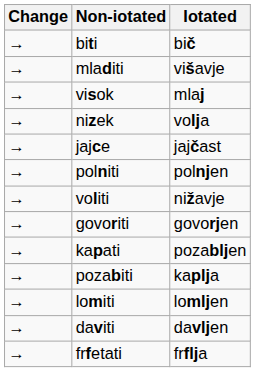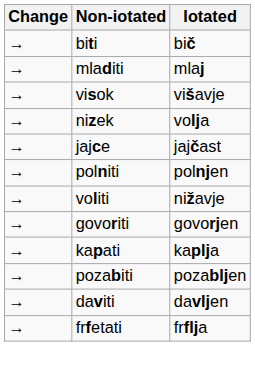(199, 69) višavje -> (189, 69) mlaj
(189, 95) mlaj -> (199, 95) višavje
(210, 250) pozabljen -> (197, 250) kaplja
(197, 276) kaplja -> (210, 276) pozabljen
- row: (95, 302)
